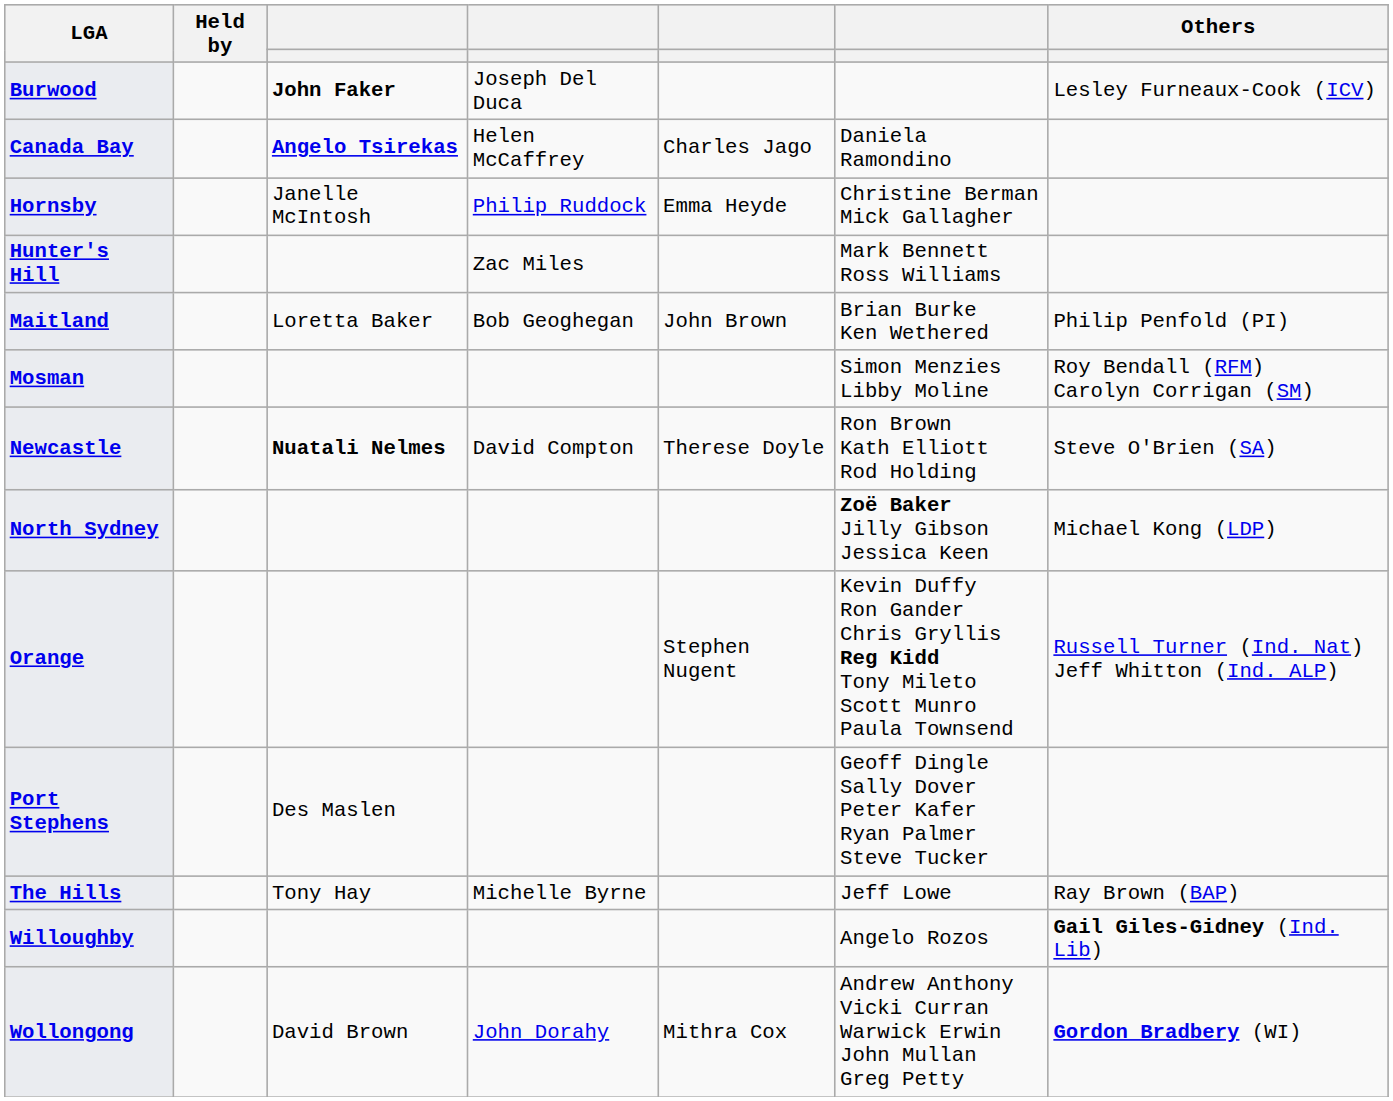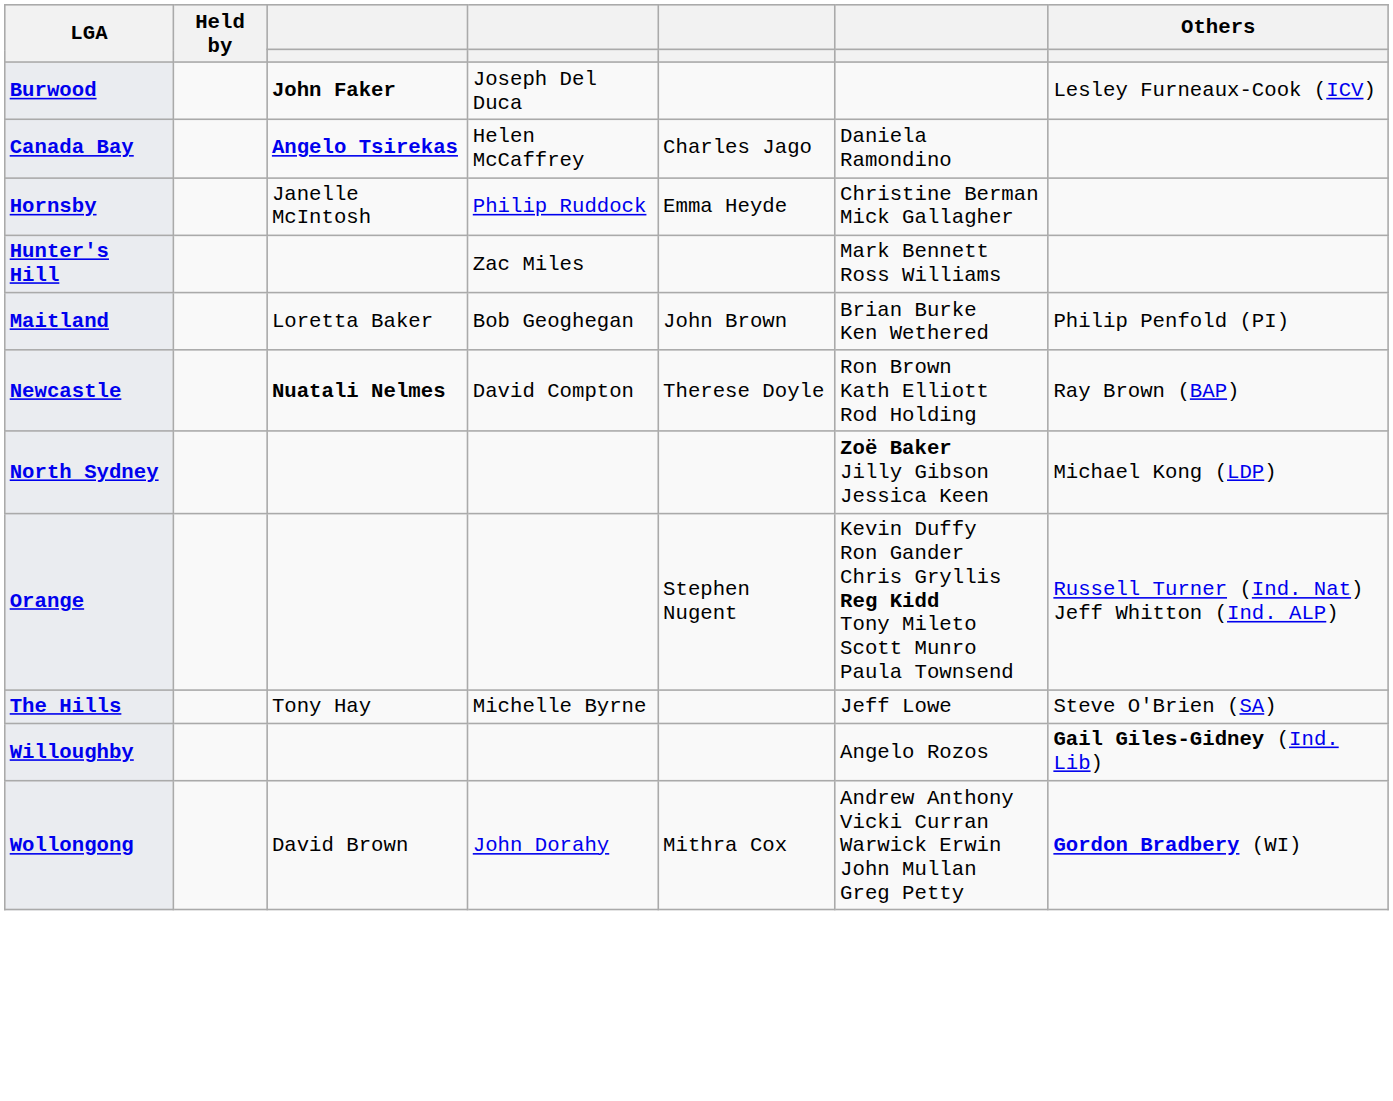- row: (47, 379)
(1165, 448) Steve O'Brien (SA) -> (1146, 391) Ray Brown (BAP)
- row: (59, 812)
(1146, 893) Ray Brown (BAP) -> (1165, 706) Steve O'Brien (SA)
